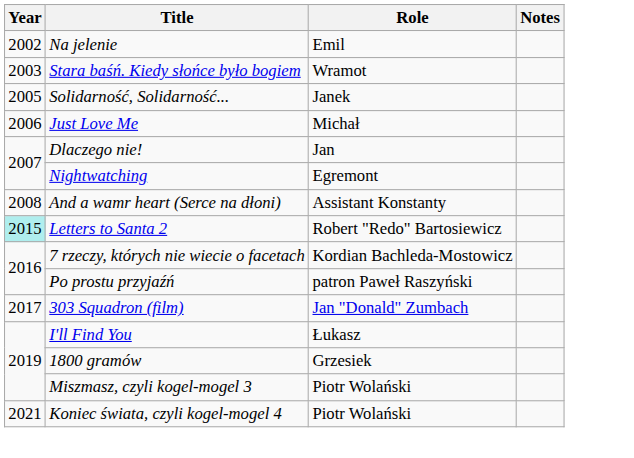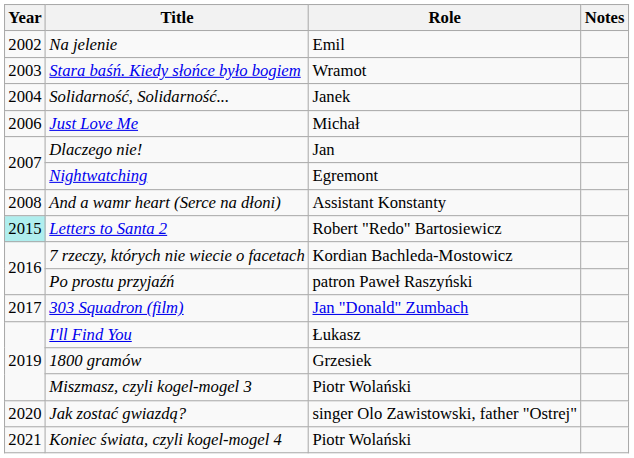(25, 96) 2005 -> (25, 96) 2004
+ row: (118, 413)
